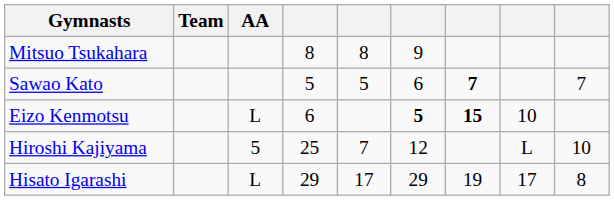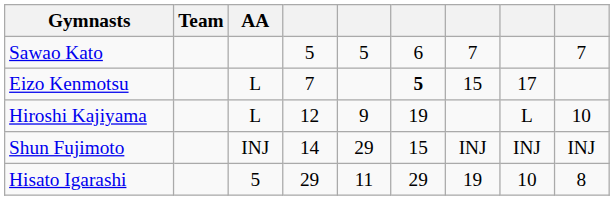- row: (78, 52)
(473, 84) bold -> (473, 52) normal
(310, 116) 6 -> (310, 84) 7
(473, 116) bold -> (473, 84) normal
(527, 116) 10 -> (527, 84) 17
(255, 147) 5 -> (255, 116) L
(310, 147) 25 -> (310, 116) 12
(364, 147) 7 -> (364, 116) 9
(418, 147) 12 -> (418, 116) 19
+ row: (67, 147)
(255, 179) L -> (255, 179) 5
(364, 179) 17 -> (364, 179) 11
(527, 179) 17 -> (527, 179) 10
